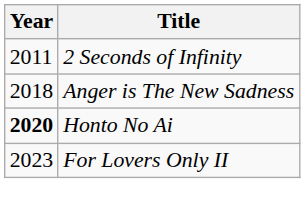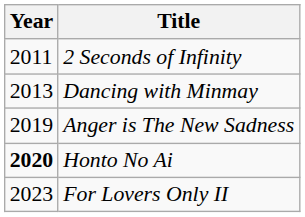+ row: (161, 90)
(31, 90) 2018 -> (31, 125) 2019
